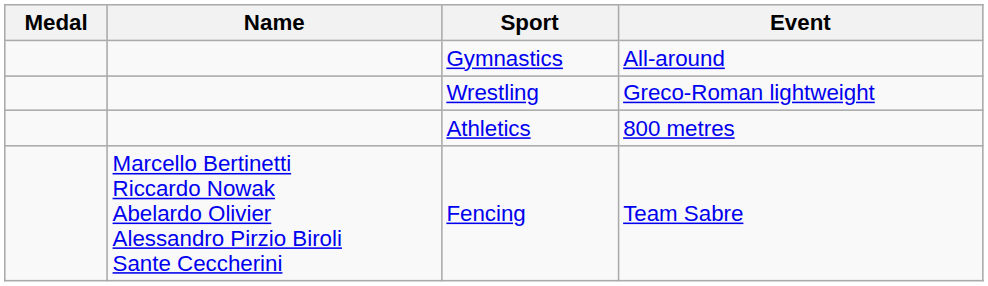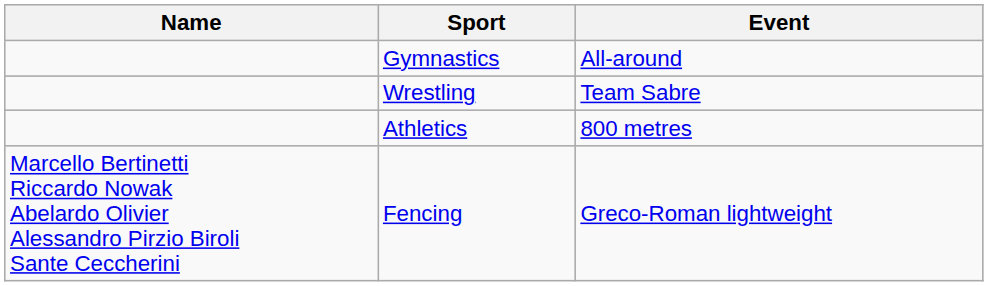- column: (56, 23)
(749, 93) Greco-Roman lightweight -> (641, 93) Team Sabre
(683, 213) Team Sabre -> (706, 213) Greco-Roman lightweight
